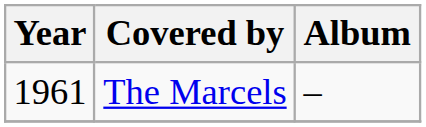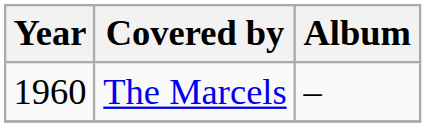(50, 91) 1961 -> (50, 91) 1960
